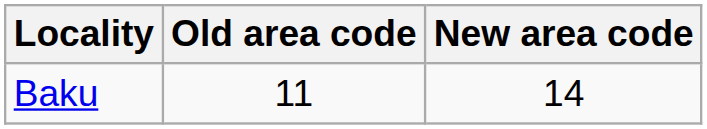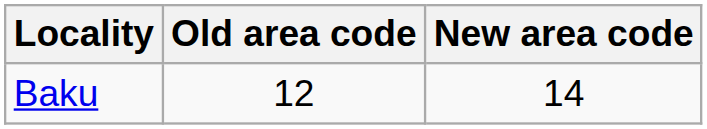(294, 92) 11 -> (294, 92) 12
